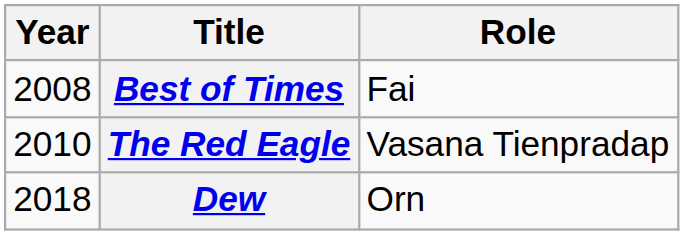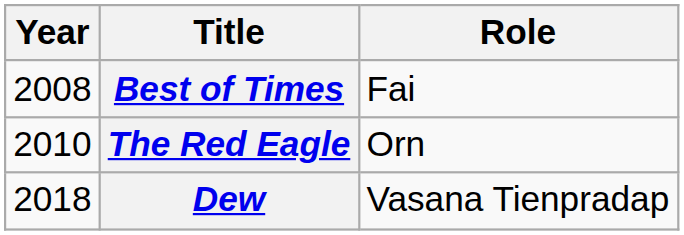(518, 144) Vasana Tienpradap -> (396, 144) Orn
(396, 199) Orn -> (518, 199) Vasana Tienpradap
